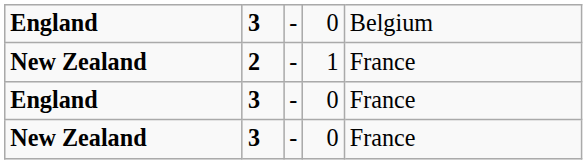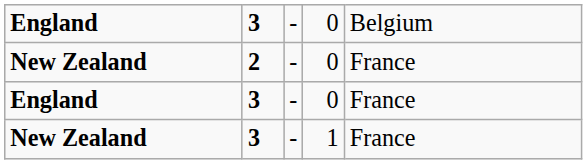(333, 61) 1 -> (333, 61) 0
(333, 138) 0 -> (333, 138) 1
